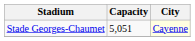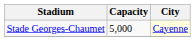(121, 28) 5,051 -> (121, 28) 5,000
